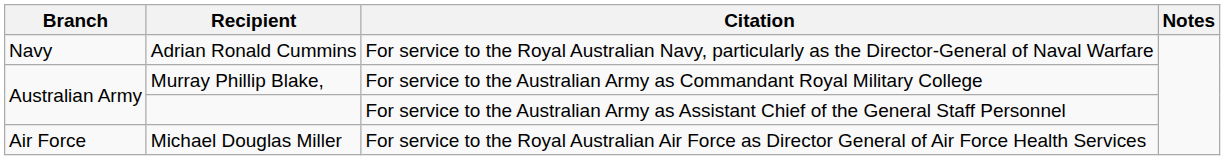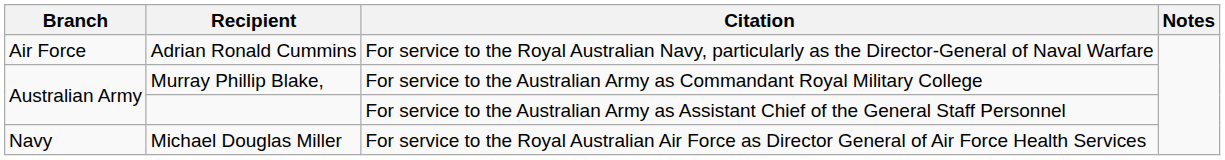(31, 50) Navy -> (48, 50) Air Force
(48, 140) Air Force -> (31, 140) Navy
